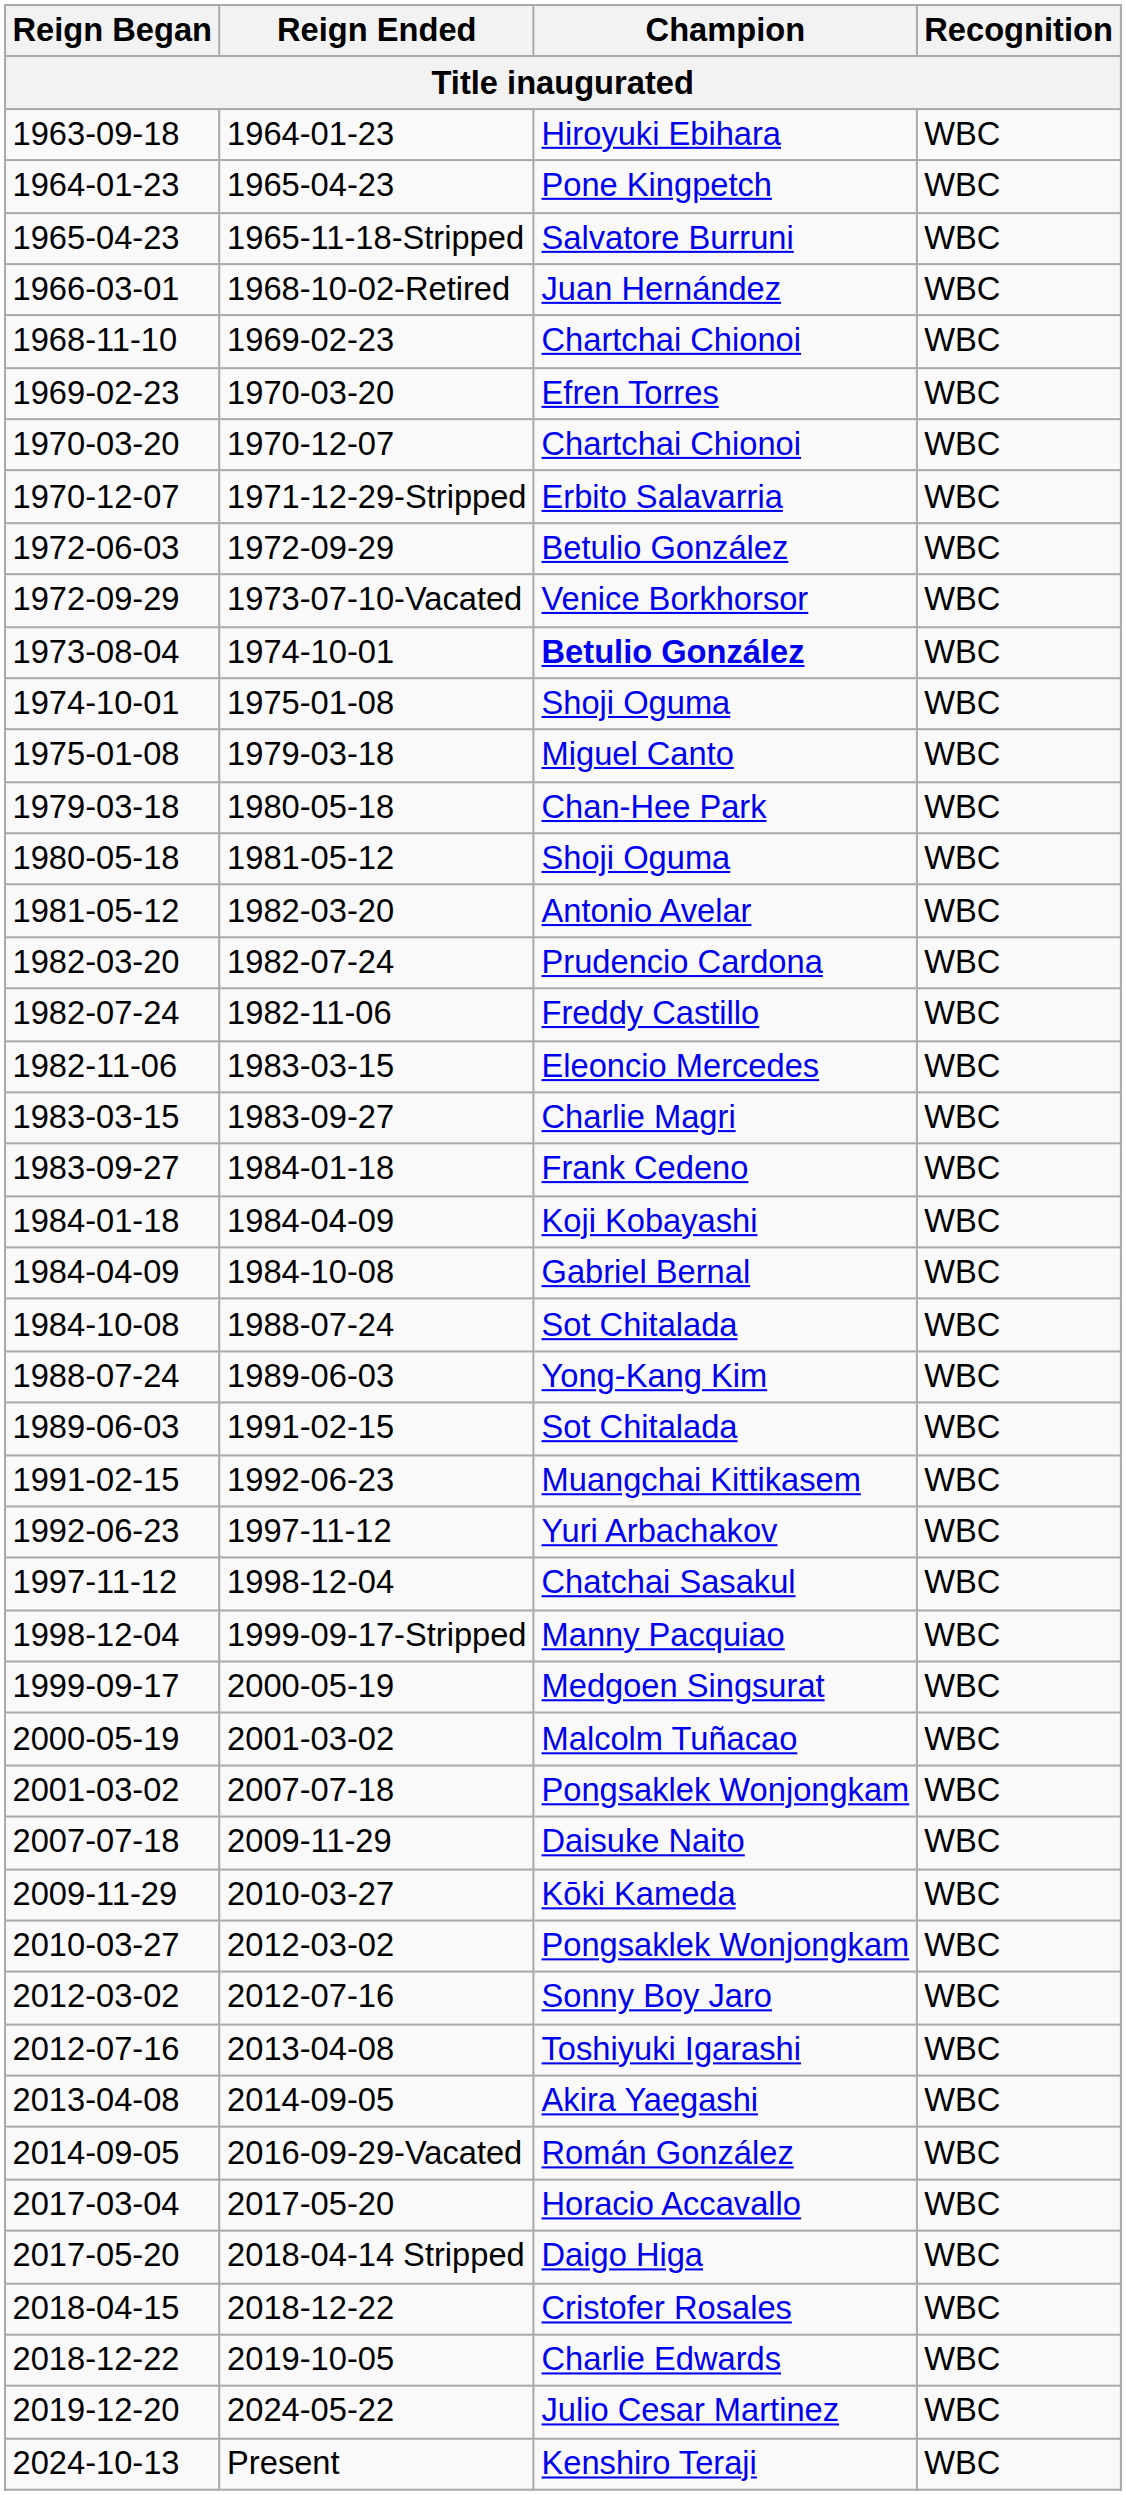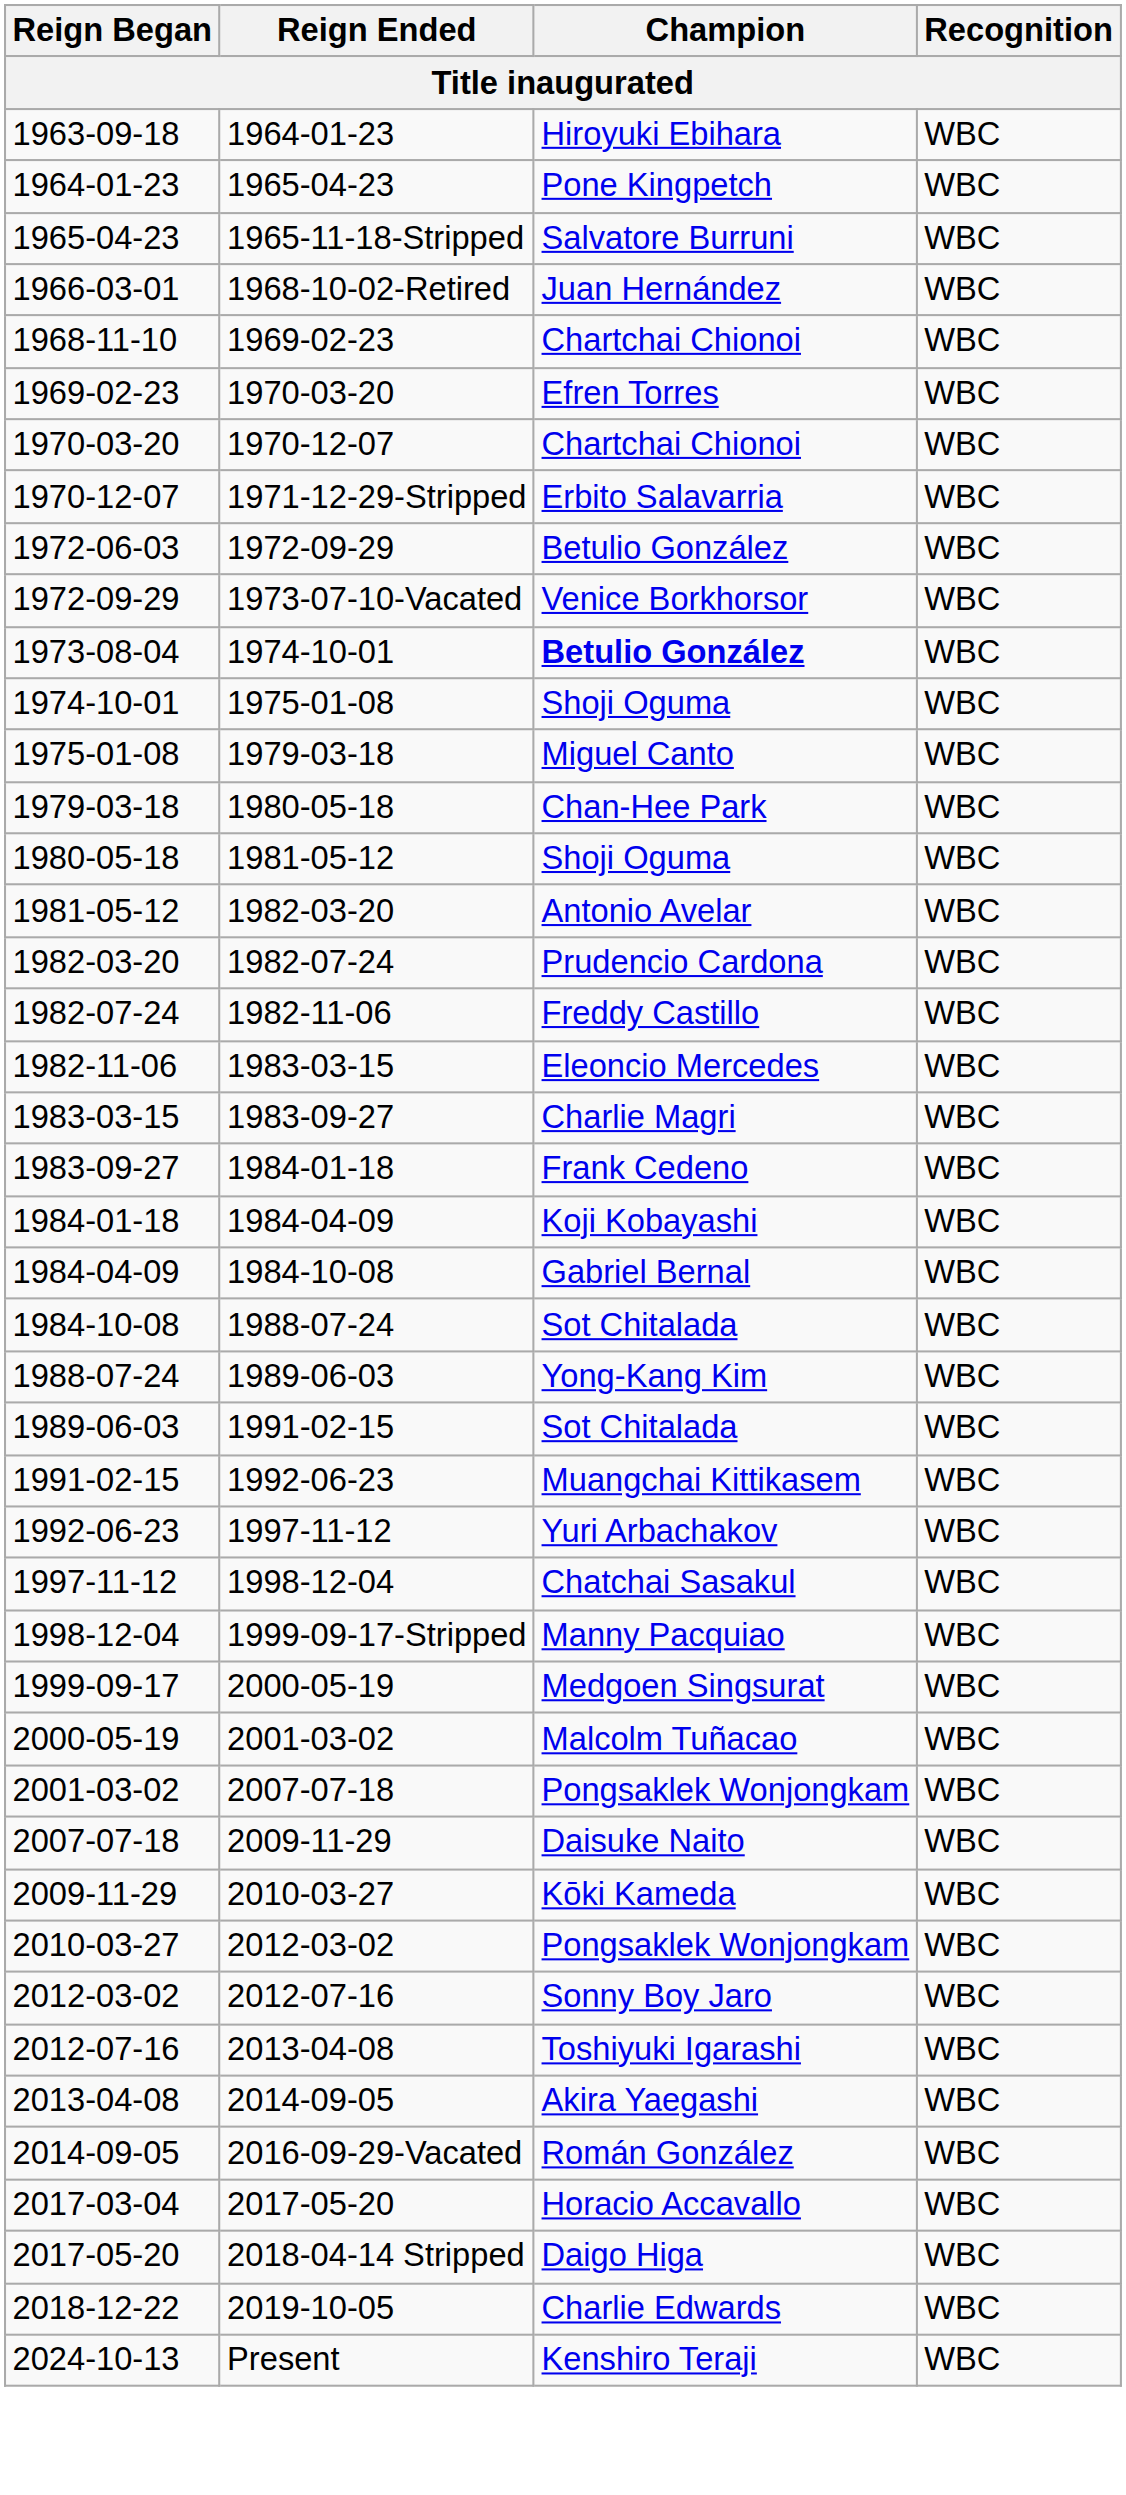- row: (96, 2308)
- row: (96, 2411)
